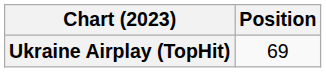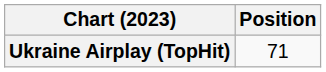(278, 50) 69 -> (278, 50) 71
